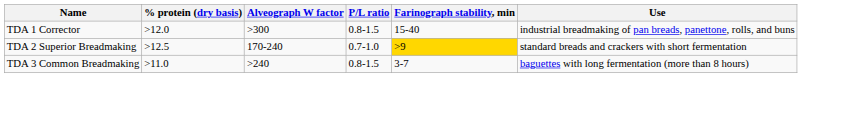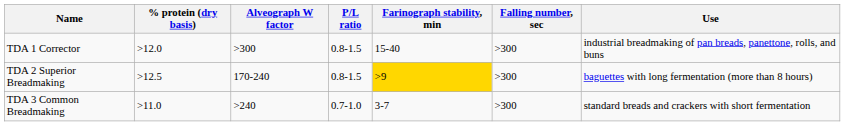+ column: (537, 19)
(364, 47) 0.7-1.0 -> (346, 77) 0.8-1.5
(633, 47) standard breads and crackers with short fermentation -> (698, 77) baguettes with long fermentation (more than 8 hours)
(364, 64) 0.8-1.5 -> (346, 106) 0.7-1.0
(634, 64) baguettes with long fermentation (more than 8 hours) -> (697, 106) standard breads and crackers with short fermentation
